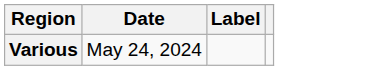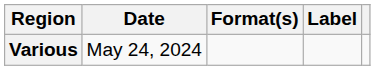+ column: (255, 19)
